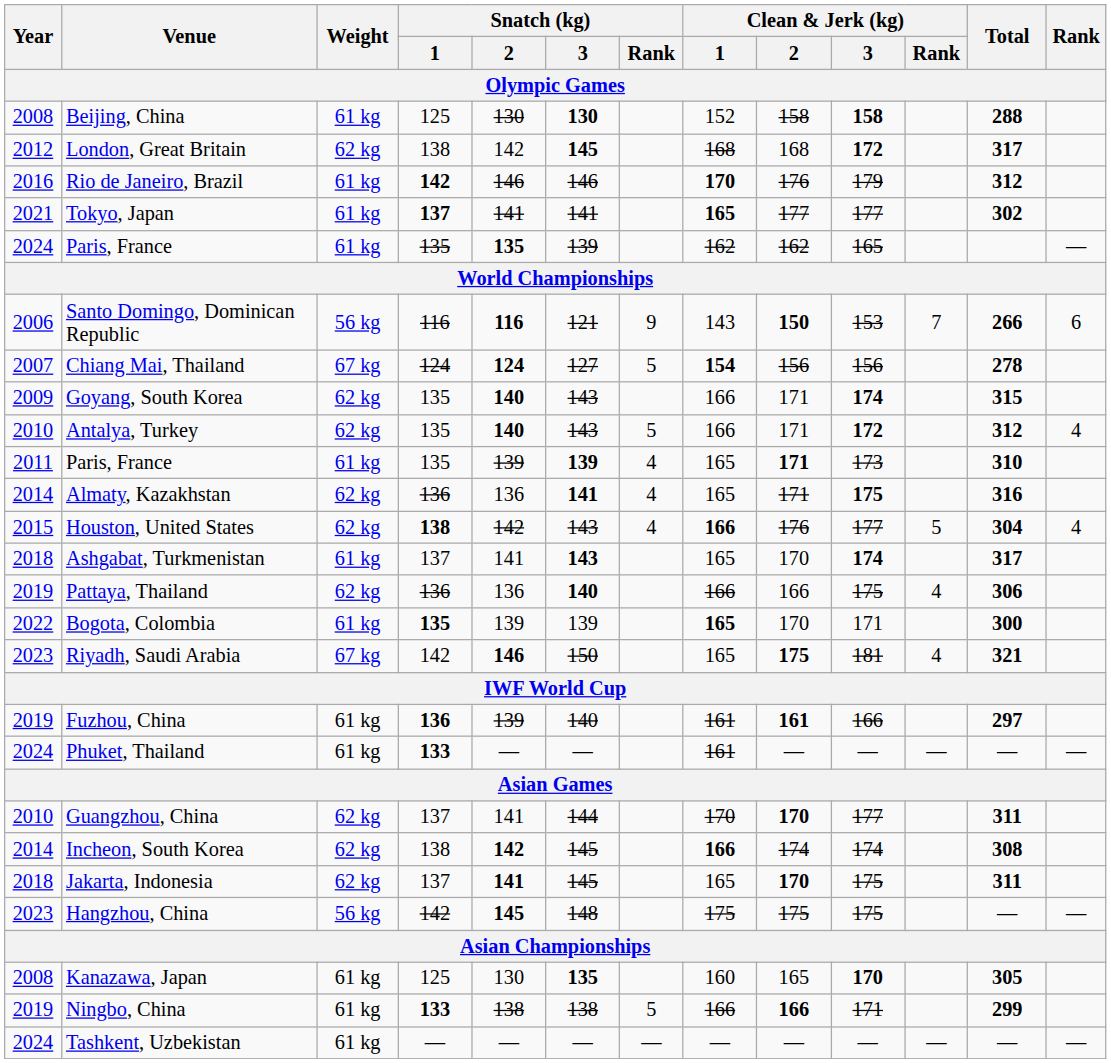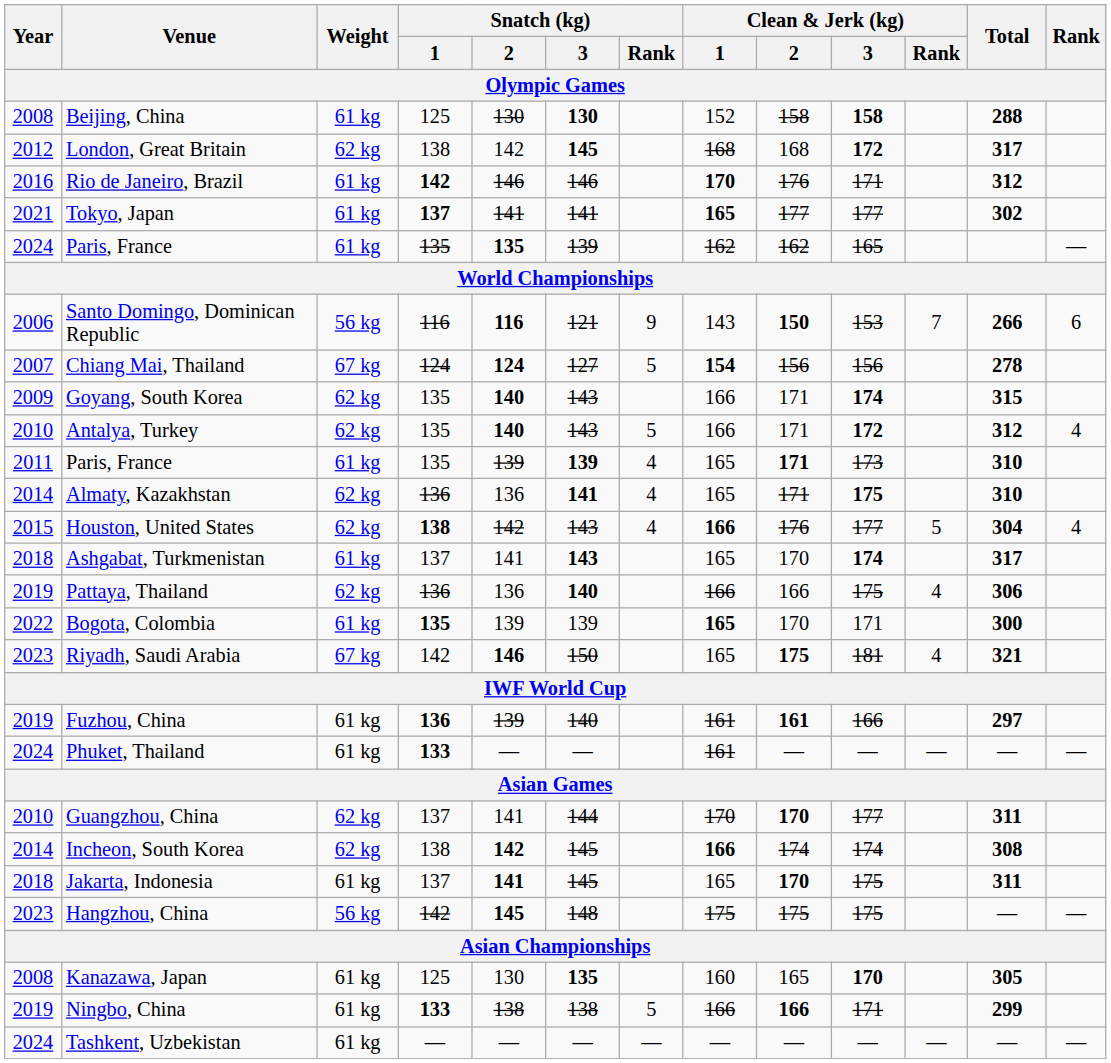(868, 181) 179 -> (868, 181) 171
(1007, 494) 316 -> (1007, 494) 310
(358, 881) 62 kg -> (358, 881) 61 kg
